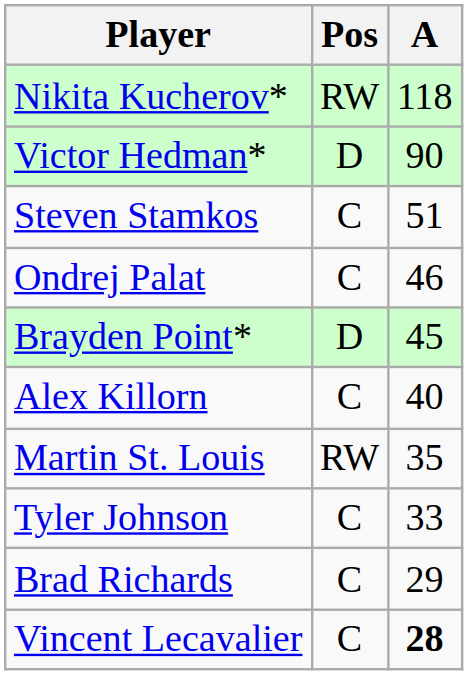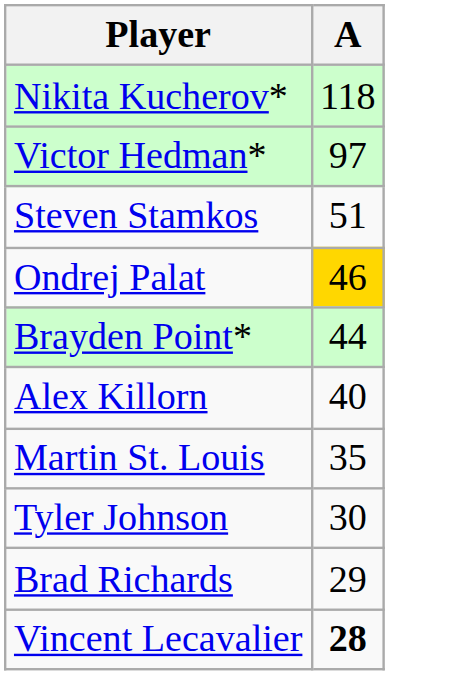- column: (350, 34)
(425, 155) 90 -> (348, 155) 97
(425, 276) no background -> (348, 276) gold background
(425, 336) 45 -> (348, 336) 44
(425, 517) 33 -> (348, 517) 30
